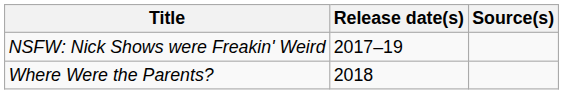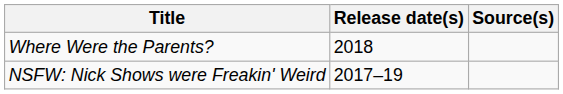rows swapped: (167, 46) <-> (111, 74)
